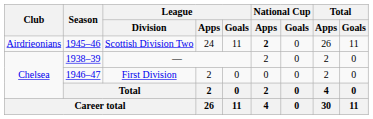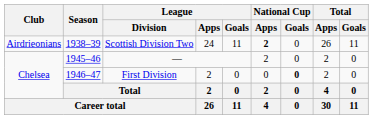(83, 43) 1945–46 -> (83, 43) 1938–39
(83, 59) 1938–39 -> (83, 59) 1945–46
(297, 75) normal -> (297, 75) bold
